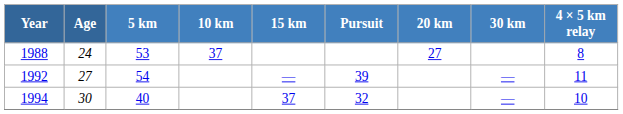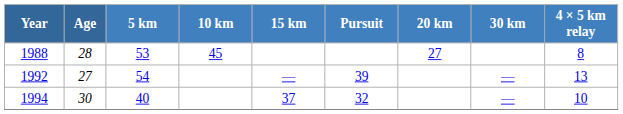(85, 54) 24 -> (85, 54) 28
(216, 54) 37 -> (216, 54) 45
(581, 76) 11 -> (581, 76) 13
